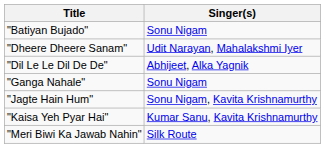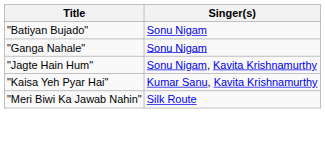- row: (67, 48)
- row: (57, 65)
